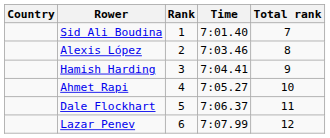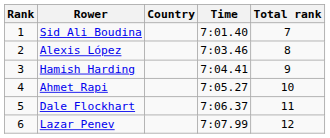columns swapped: (181, 14) <-> (31, 14)
